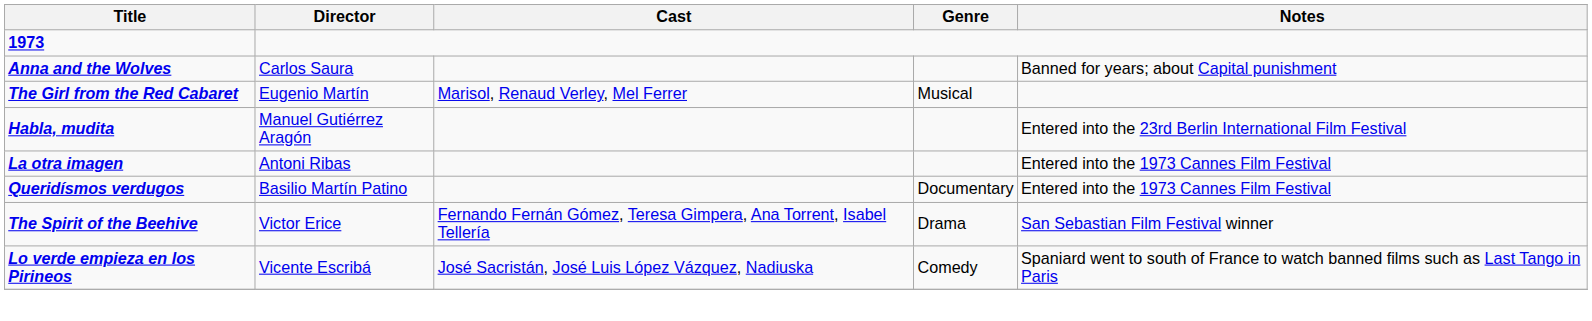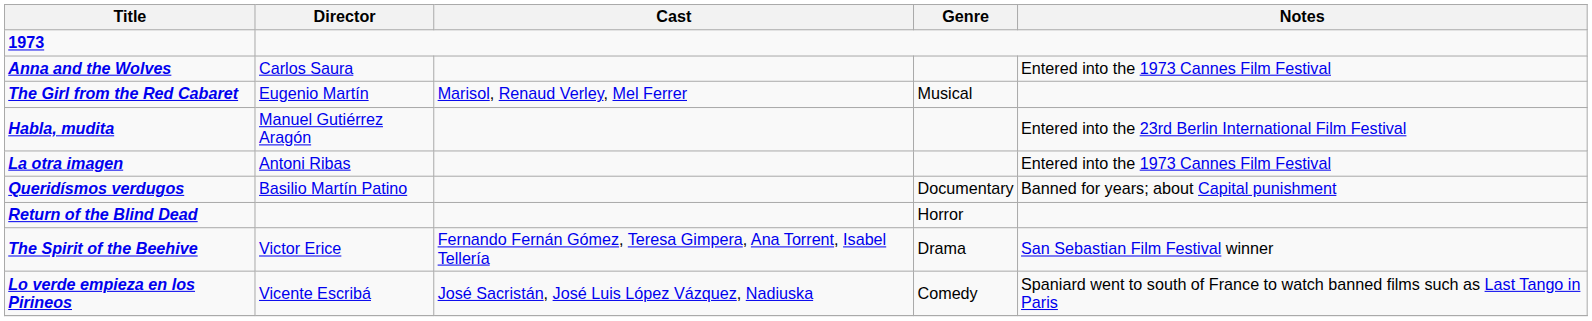(1179, 68) Banned for years; about Capital punishment -> (1176, 68) Entered into the 1973 Cannes Film Festival
(1176, 189) Entered into the 1973 Cannes Film Festival -> (1179, 189) Banned for years; about Capital punishment
+ row: (103, 214)
